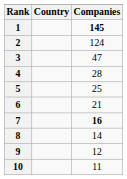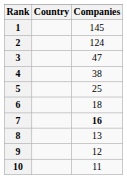(97, 27) bold -> (97, 27) normal
(97, 74) 28 -> (97, 74) 38
(97, 105) 21 -> (97, 105) 18
(97, 136) 14 -> (97, 136) 13
